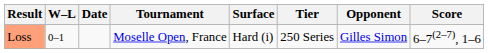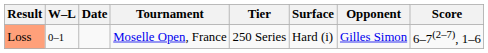columns swapped: (307, 14) <-> (253, 14)
